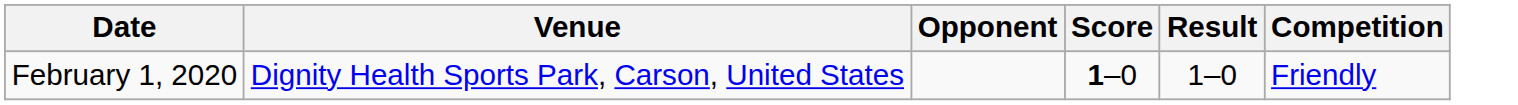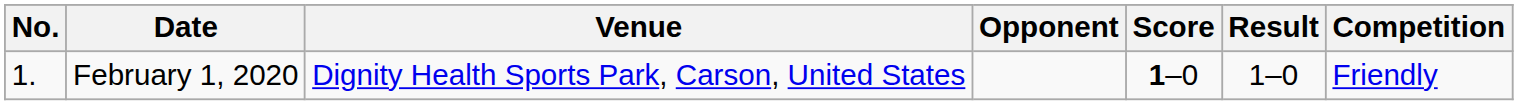+ column: (36, 27)
